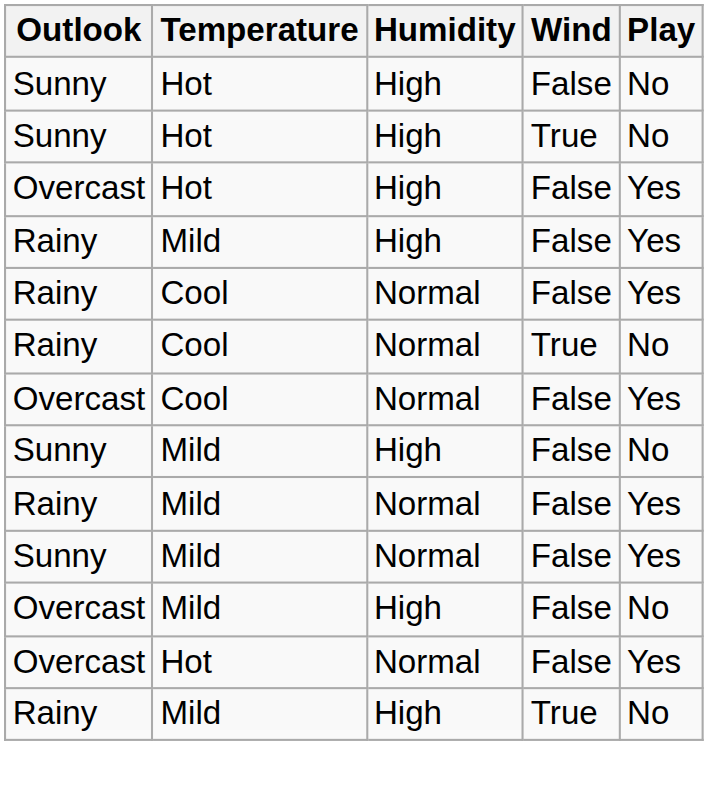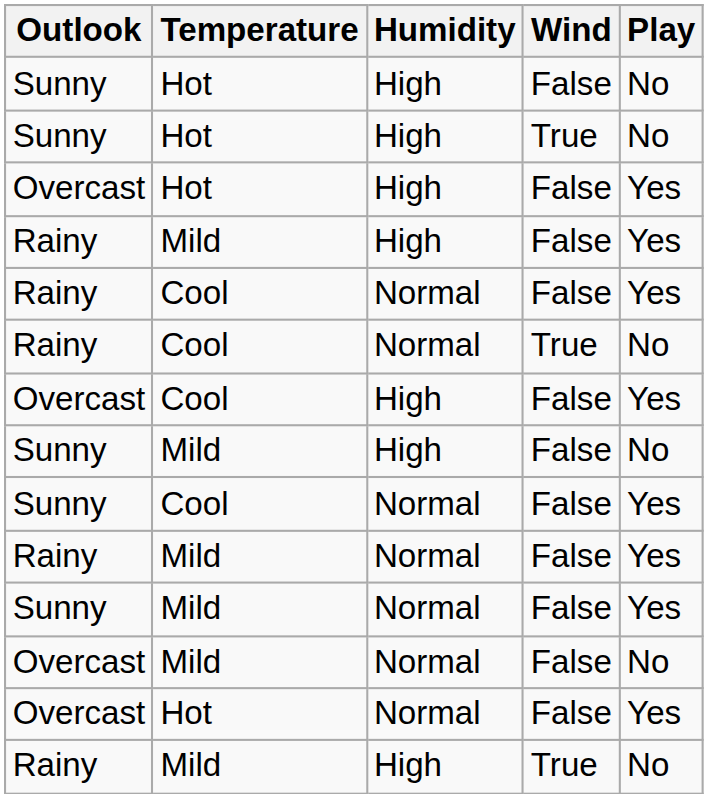(427, 398) Normal -> (408, 398) High
+ row: (60, 503)
(408, 608) High -> (427, 661) Normal
